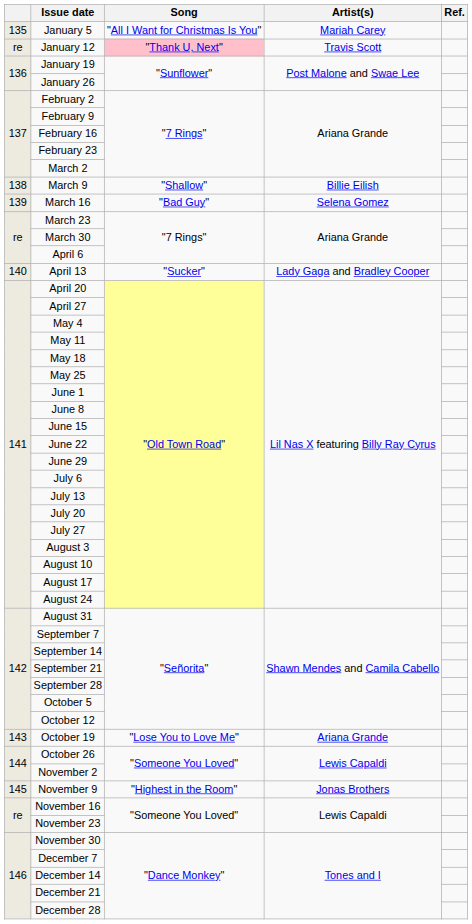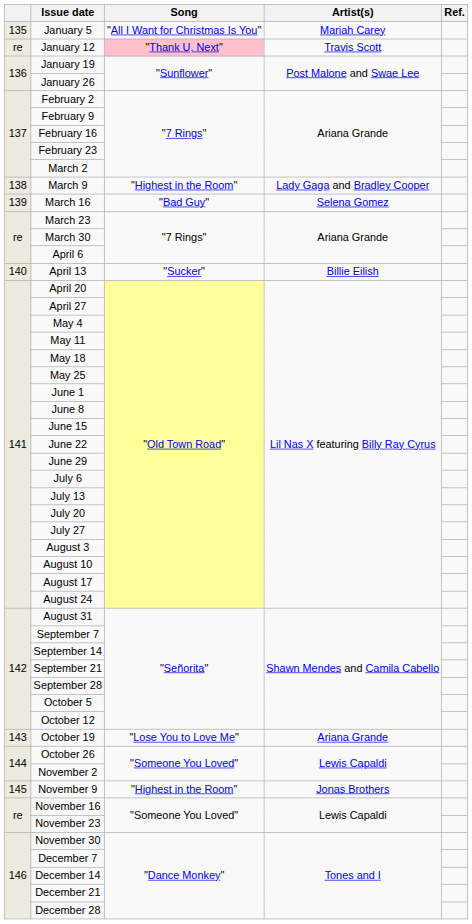(184, 185) "Shallow" -> (184, 185) "Highest in the Room"
(353, 185) Billie Eilish -> (353, 185) Lady Gaga and Bradley Cooper
(353, 271) Lady Gaga and Bradley Cooper -> (353, 271) Billie Eilish
